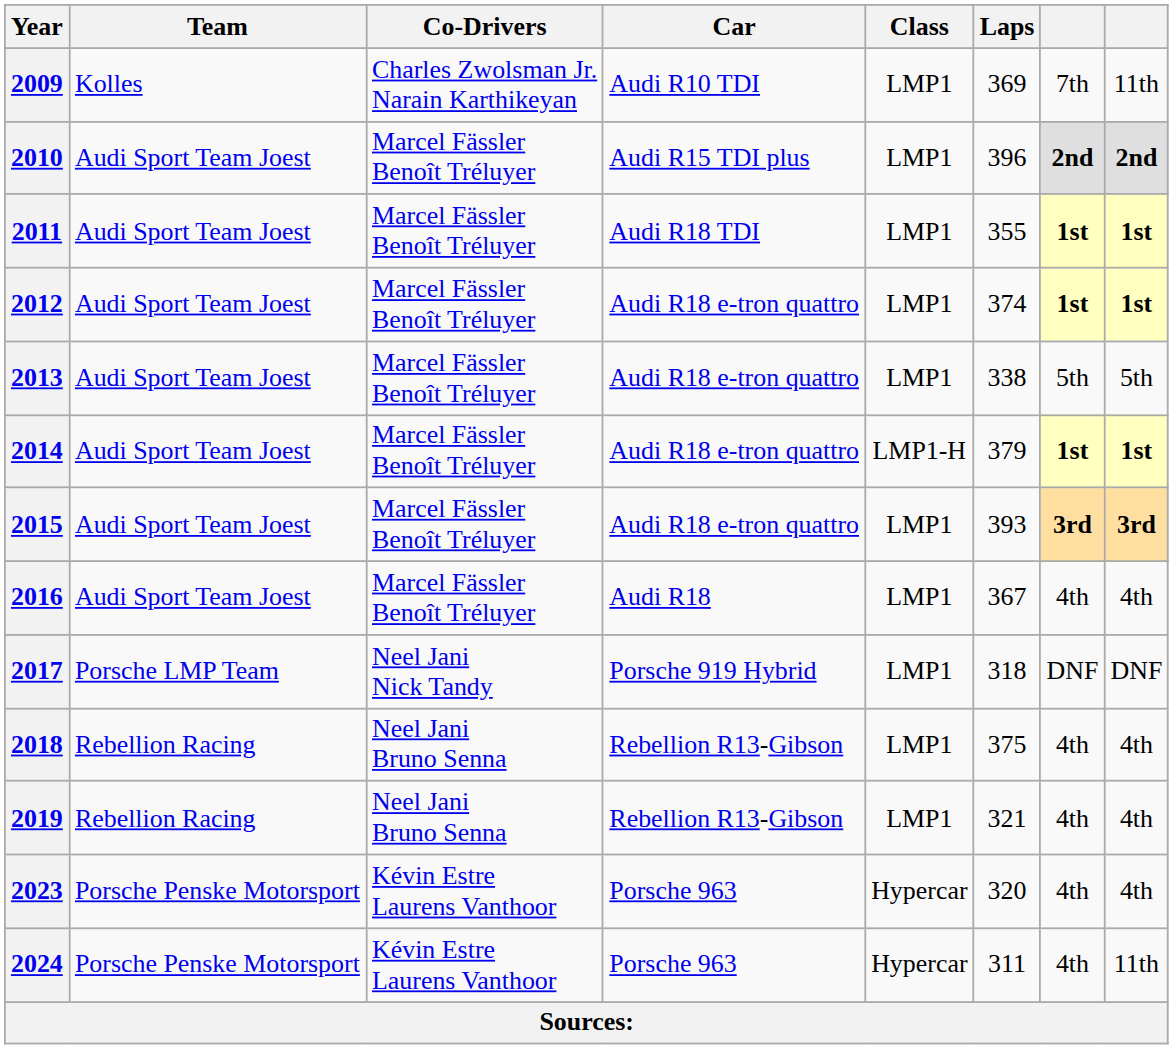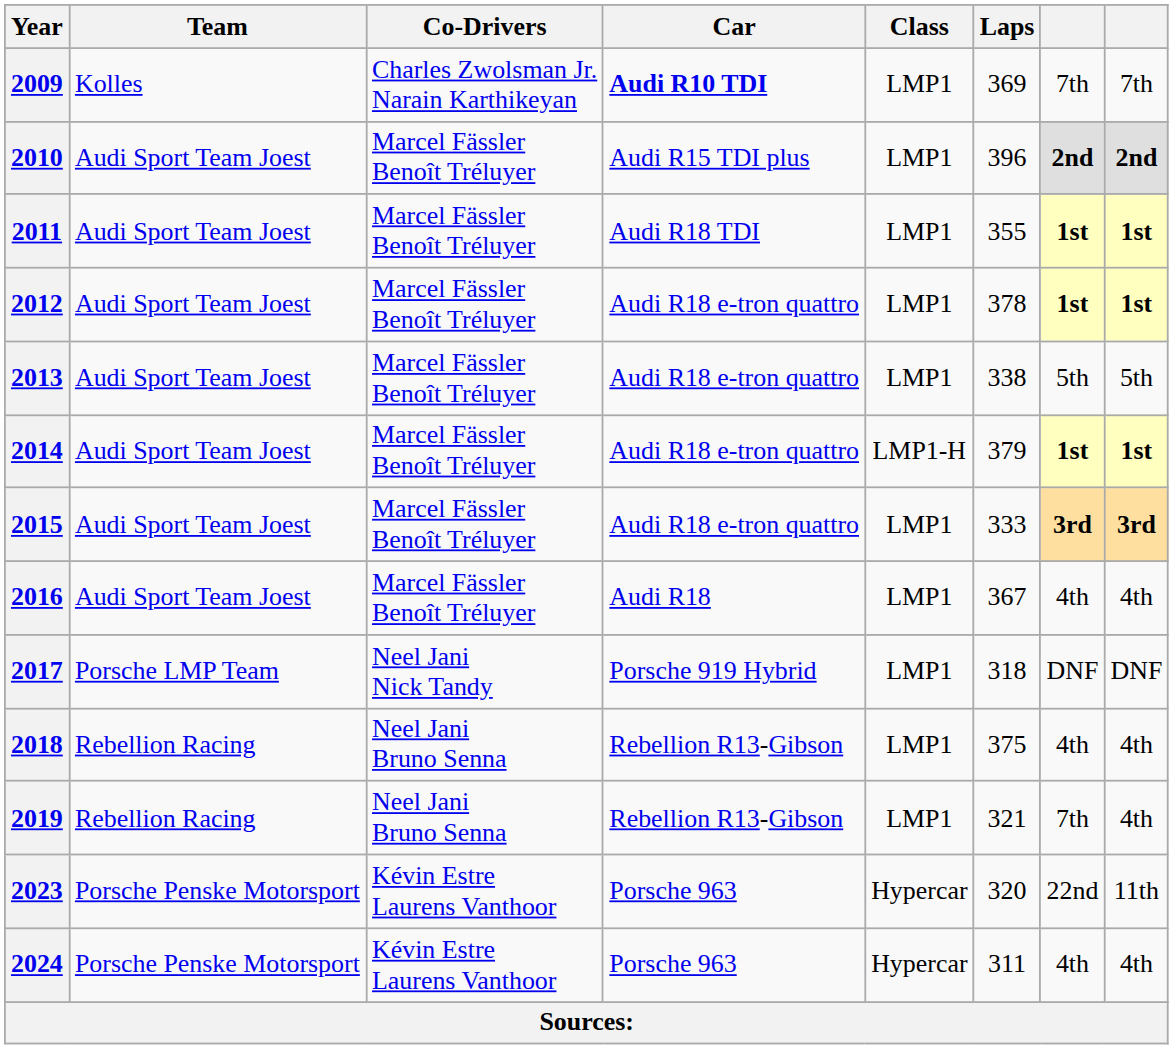(685, 84) normal -> (688, 84) bold
(1136, 84) 11th -> (1136, 84) 7th
(1007, 304) 374 -> (1007, 304) 378
(1007, 524) 393 -> (1007, 524) 333
(1072, 817) 4th -> (1072, 817) 7th
(1072, 891) 4th -> (1072, 891) 22nd
(1136, 891) 4th -> (1136, 891) 11th
(1136, 964) 11th -> (1136, 964) 4th
